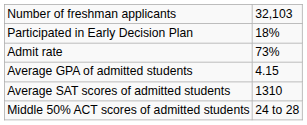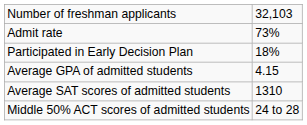rows swapped: (35, 52) <-> (100, 33)
